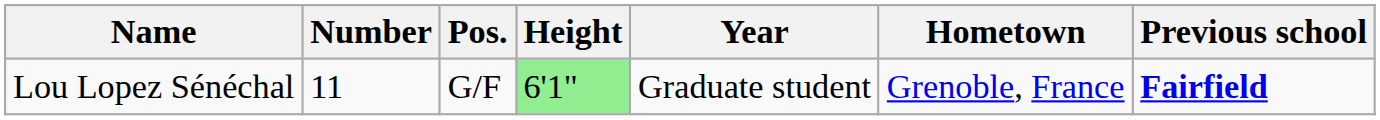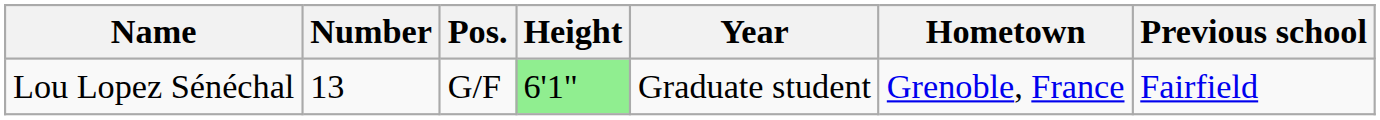(327, 85) 11 -> (327, 85) 13
(1204, 85) bold -> (1199, 85) normal
